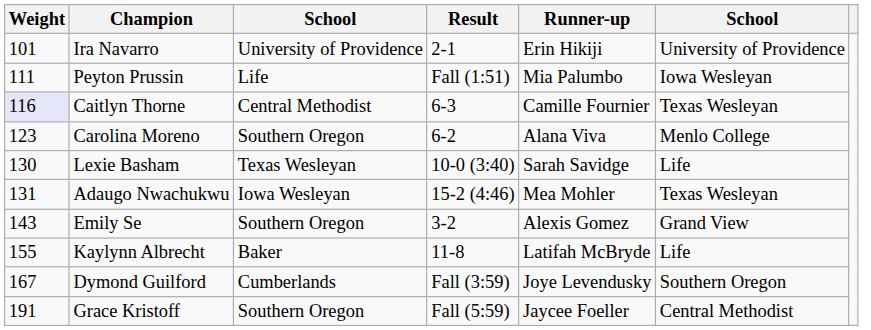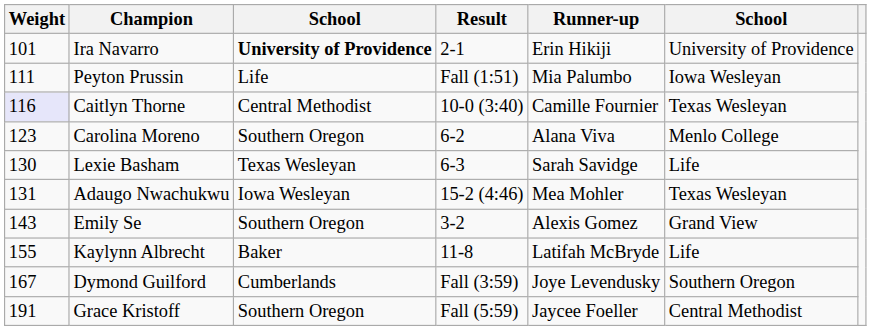(330, 48) normal -> (335, 48) bold
(444, 106) 6-3 -> (482, 106) 10-0 (3:40)
(473, 164) 10-0 (3:40) -> (452, 164) 6-3
